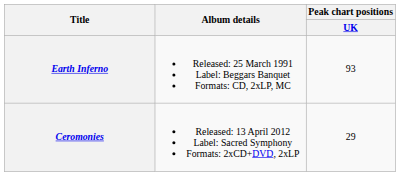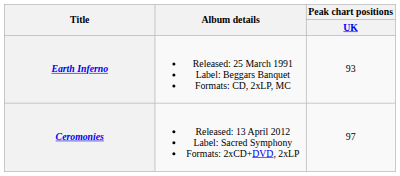(351, 137) 29 -> (351, 137) 97
